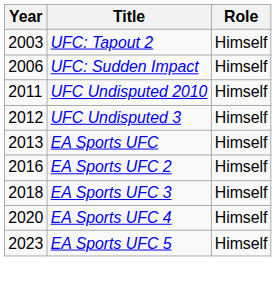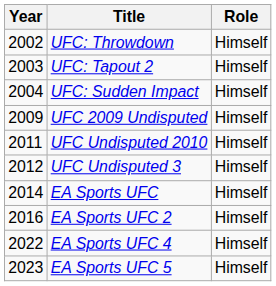+ row: (112, 42)
(26, 67) 2006 -> (26, 92) 2004
+ row: (129, 117)
(26, 142) 2013 -> (26, 192) 2014
- row: (111, 192)
(26, 218) 2020 -> (26, 243) 2022
